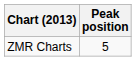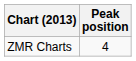(105, 46) 5 -> (105, 46) 4
